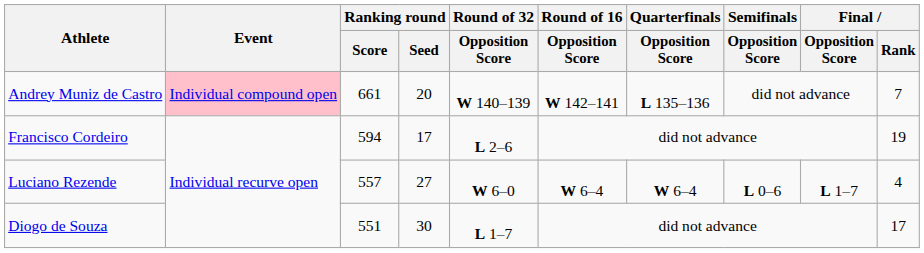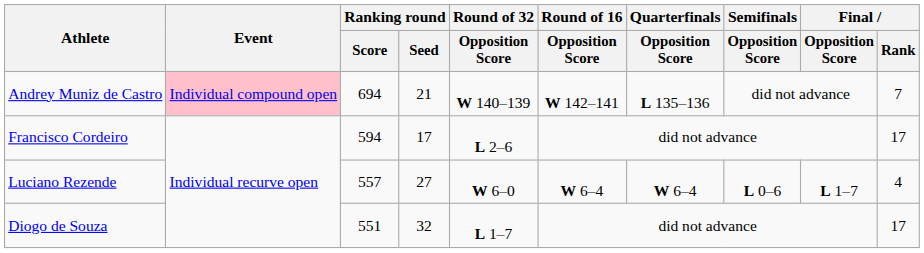(370, 94) 661 -> (370, 94) 694
(424, 94) 20 -> (424, 94) 21
(898, 138) 19 -> (898, 138) 17
(424, 226) 30 -> (424, 226) 32
